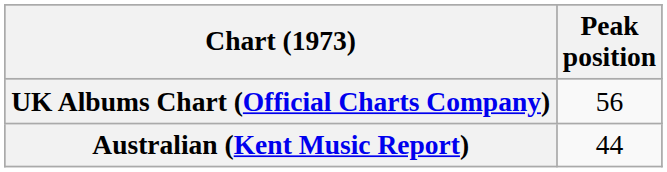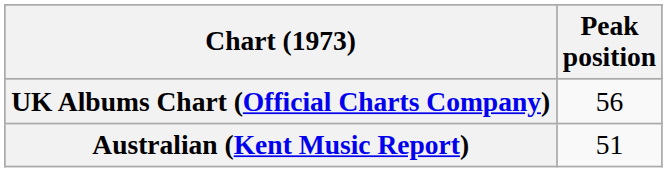(609, 144) 44 -> (609, 144) 51
